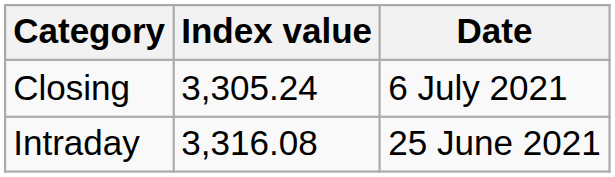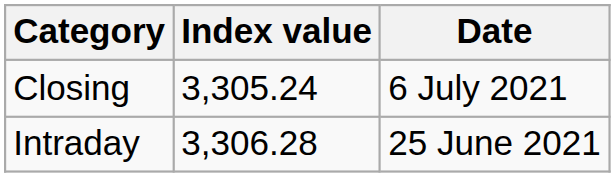(249, 143) 3,316.08 -> (249, 143) 3,306.28
